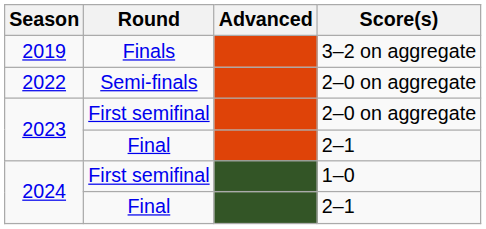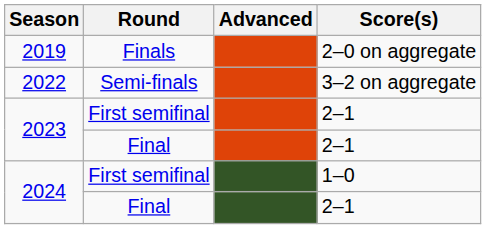(399, 51) 3–2 on aggregate -> (399, 51) 2–0 on aggregate
(399, 82) 2–0 on aggregate -> (399, 82) 3–2 on aggregate
(399, 113) 2–0 on aggregate -> (338, 113) 2–1
